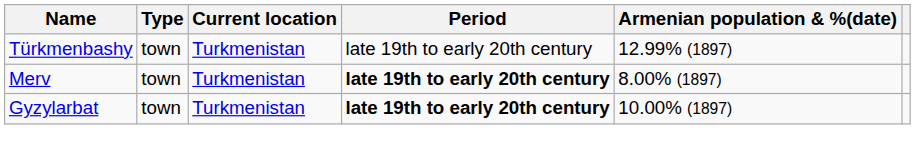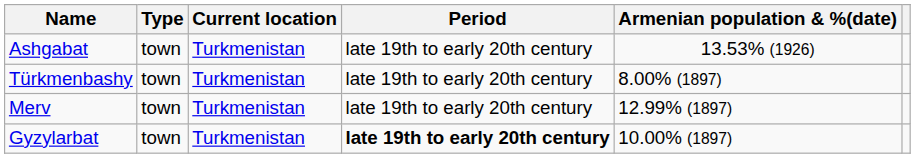+ row: (48, 49)
(675, 49) 12.99% (1897) -> (670, 78) 8.00% (1897)
(478, 78) bold -> (469, 108) normal
(670, 78) 8.00% (1897) -> (675, 108) 12.99% (1897)
